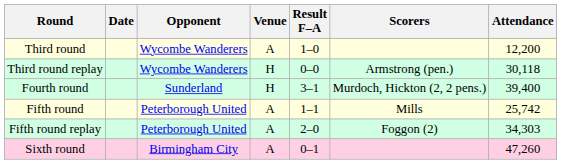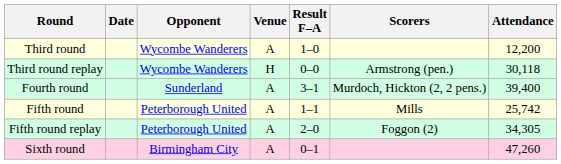(270, 88) H -> (270, 88) A
(523, 128) 34,303 -> (523, 128) 34,305
